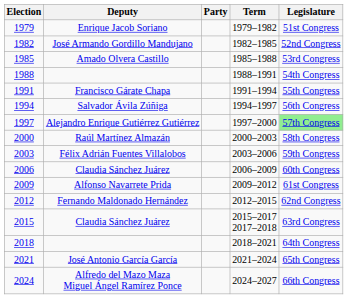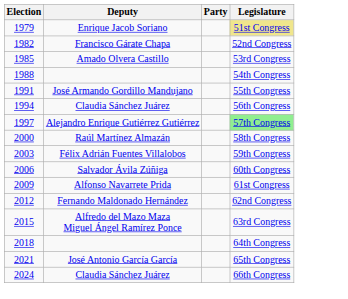- column: (254, 12)
(311, 28) no background -> (262, 28) khaki background
(123, 43) José Armando Gordillo Mandujano -> (123, 43) Francisco Gárate Chapa
(123, 91) Francisco Gárate Chapa -> (123, 91) José Armando Gordillo Mandujano
(123, 106) Salvador Ávila Zúñiga -> (123, 106) Claudia Sánchez Juárez
(123, 169) Claudia Sánchez Juárez -> (123, 169) Salvador Ávila Zúñiga
(123, 222) Claudia Sánchez Juárez -> (123, 222) Alfredo del Mazo Maza Miguel Ángel Ramírez Ponce
(123, 280) Alfredo del Mazo Maza Miguel Ángel Ramírez Ponce -> (123, 275) Claudia Sánchez Juárez
